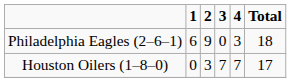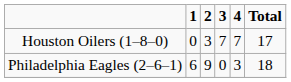rows swapped: (95, 41) <-> (95, 65)
